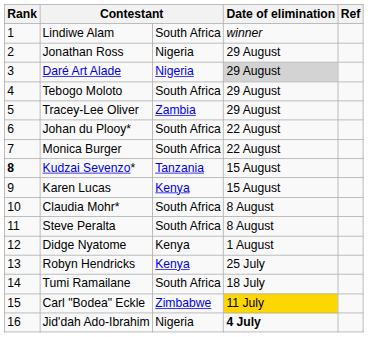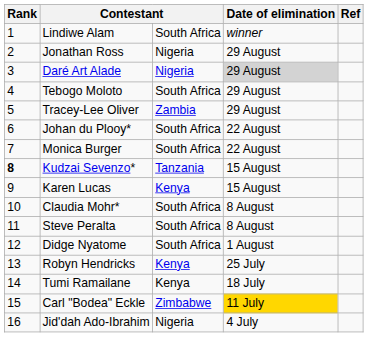(172, 245) Kenya -> (188, 245) South Africa
(188, 284) South Africa -> (172, 284) Kenya
(244, 322) bold -> (242, 322) normal
